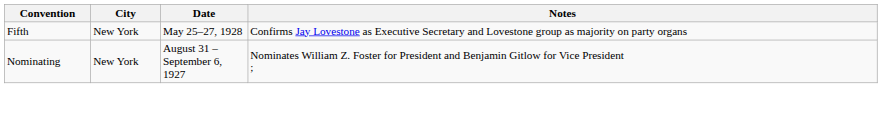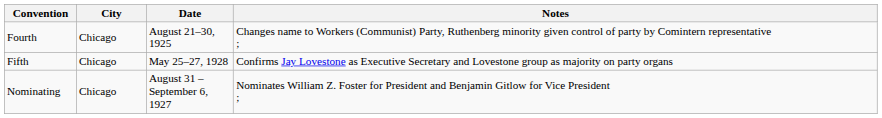+ row: (22, 37)
(116, 31) New York -> (98, 61) Chicago
(116, 61) New York -> (98, 91) Chicago
